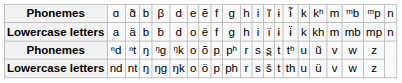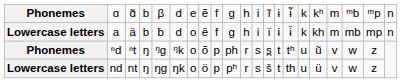(232, 50) pʰ -> (232, 50) ph
(232, 68) ph -> (232, 68) pʰ
